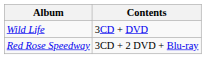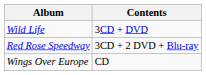+ row: (48, 62)
